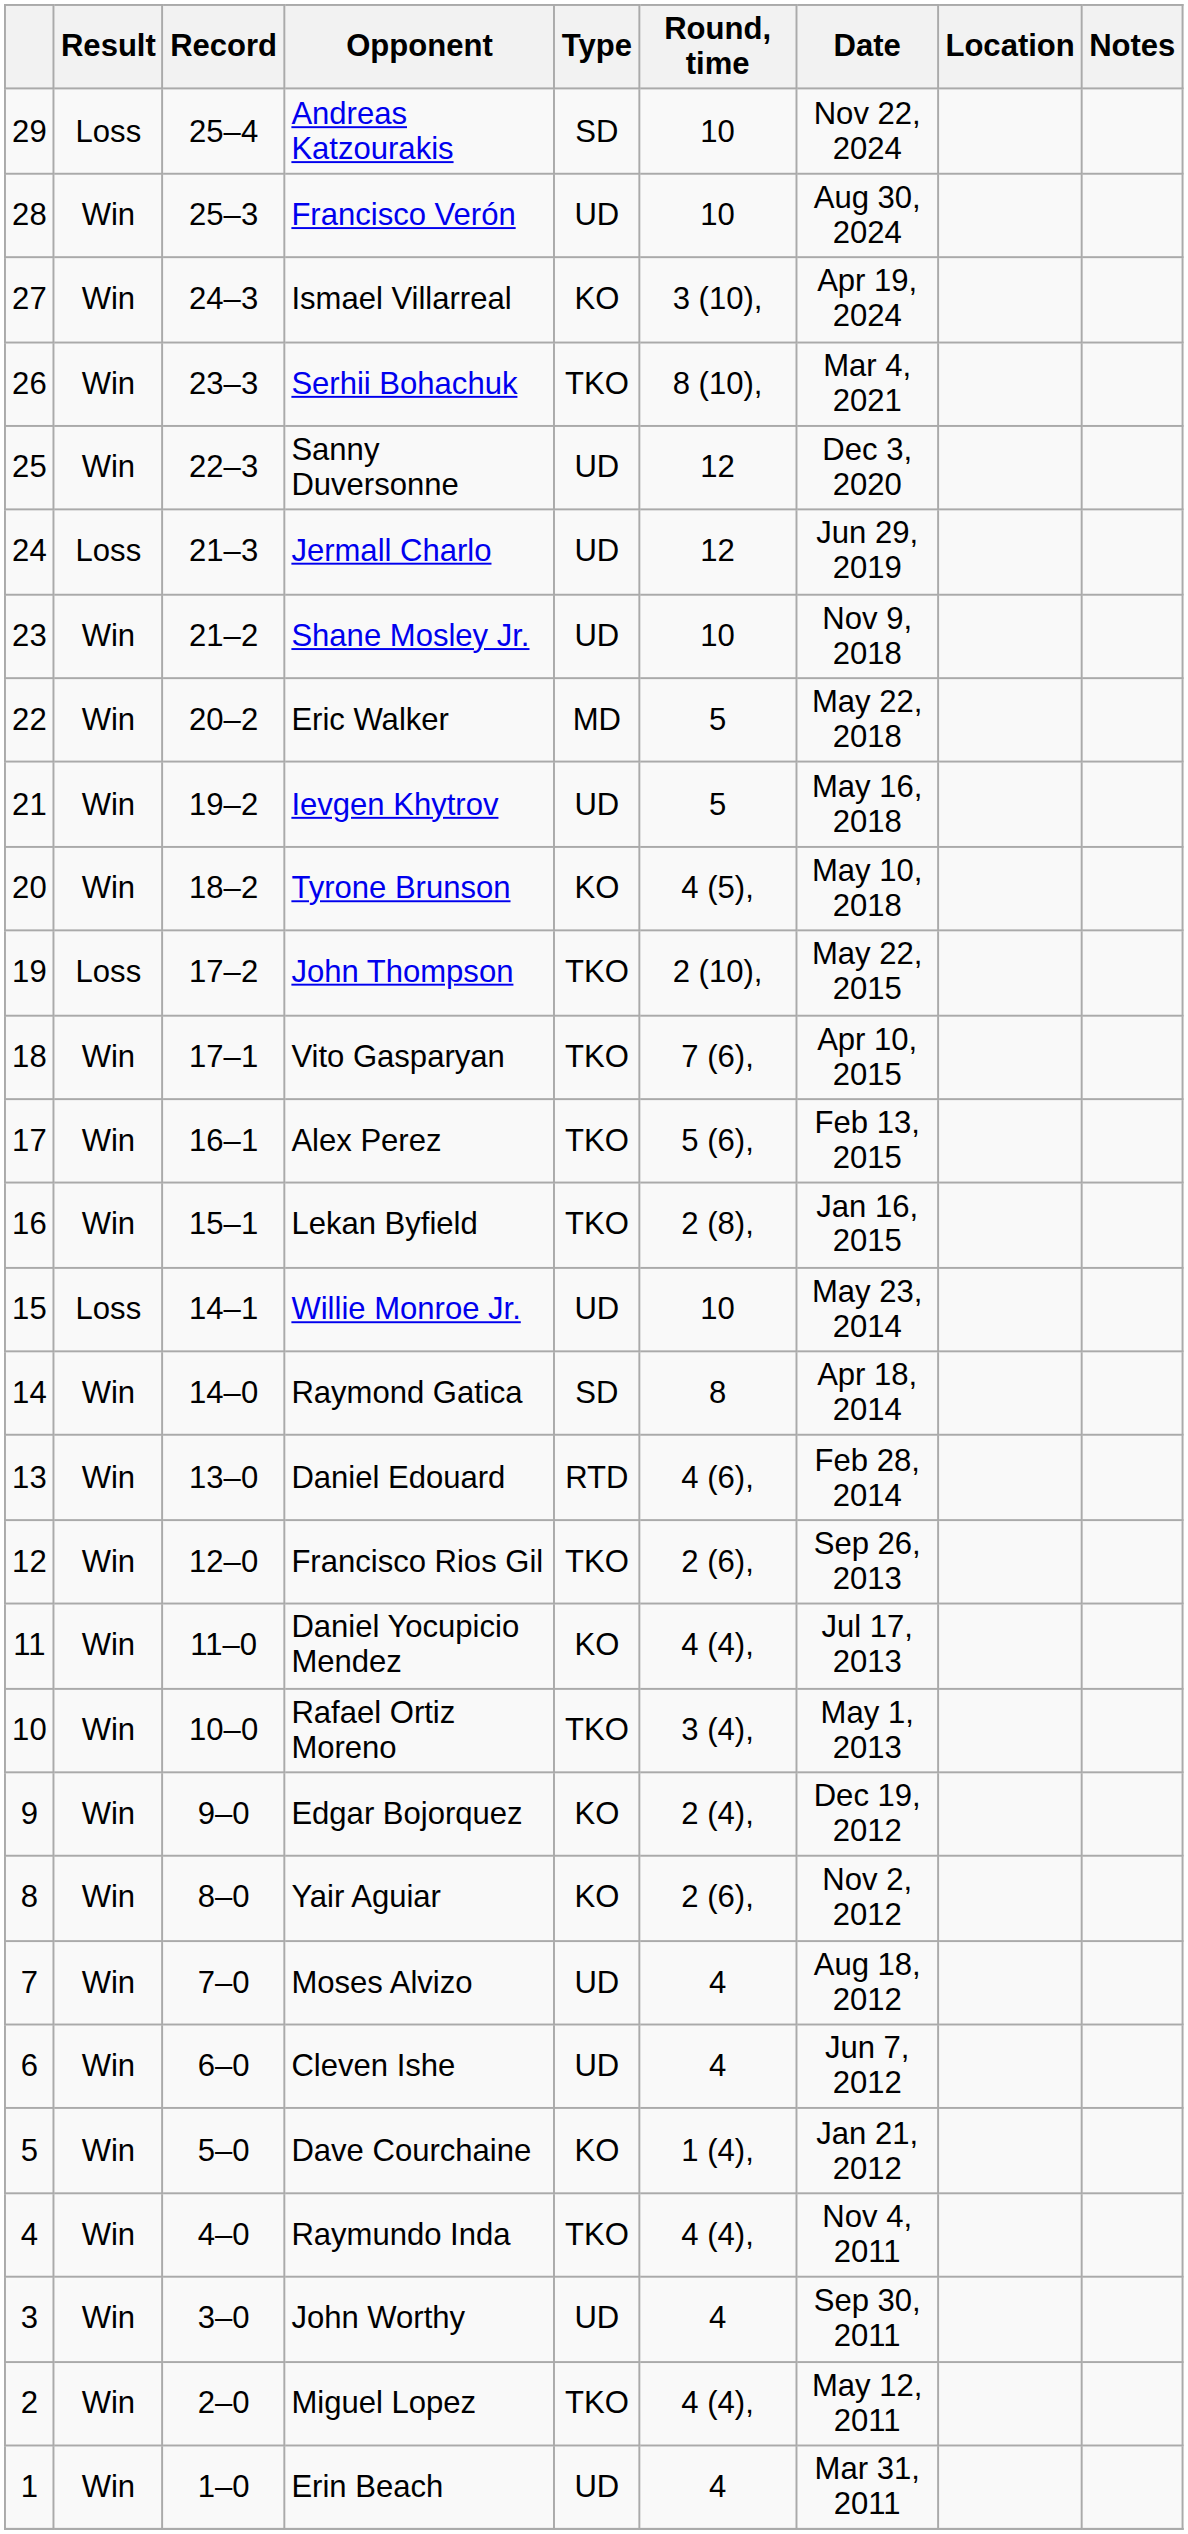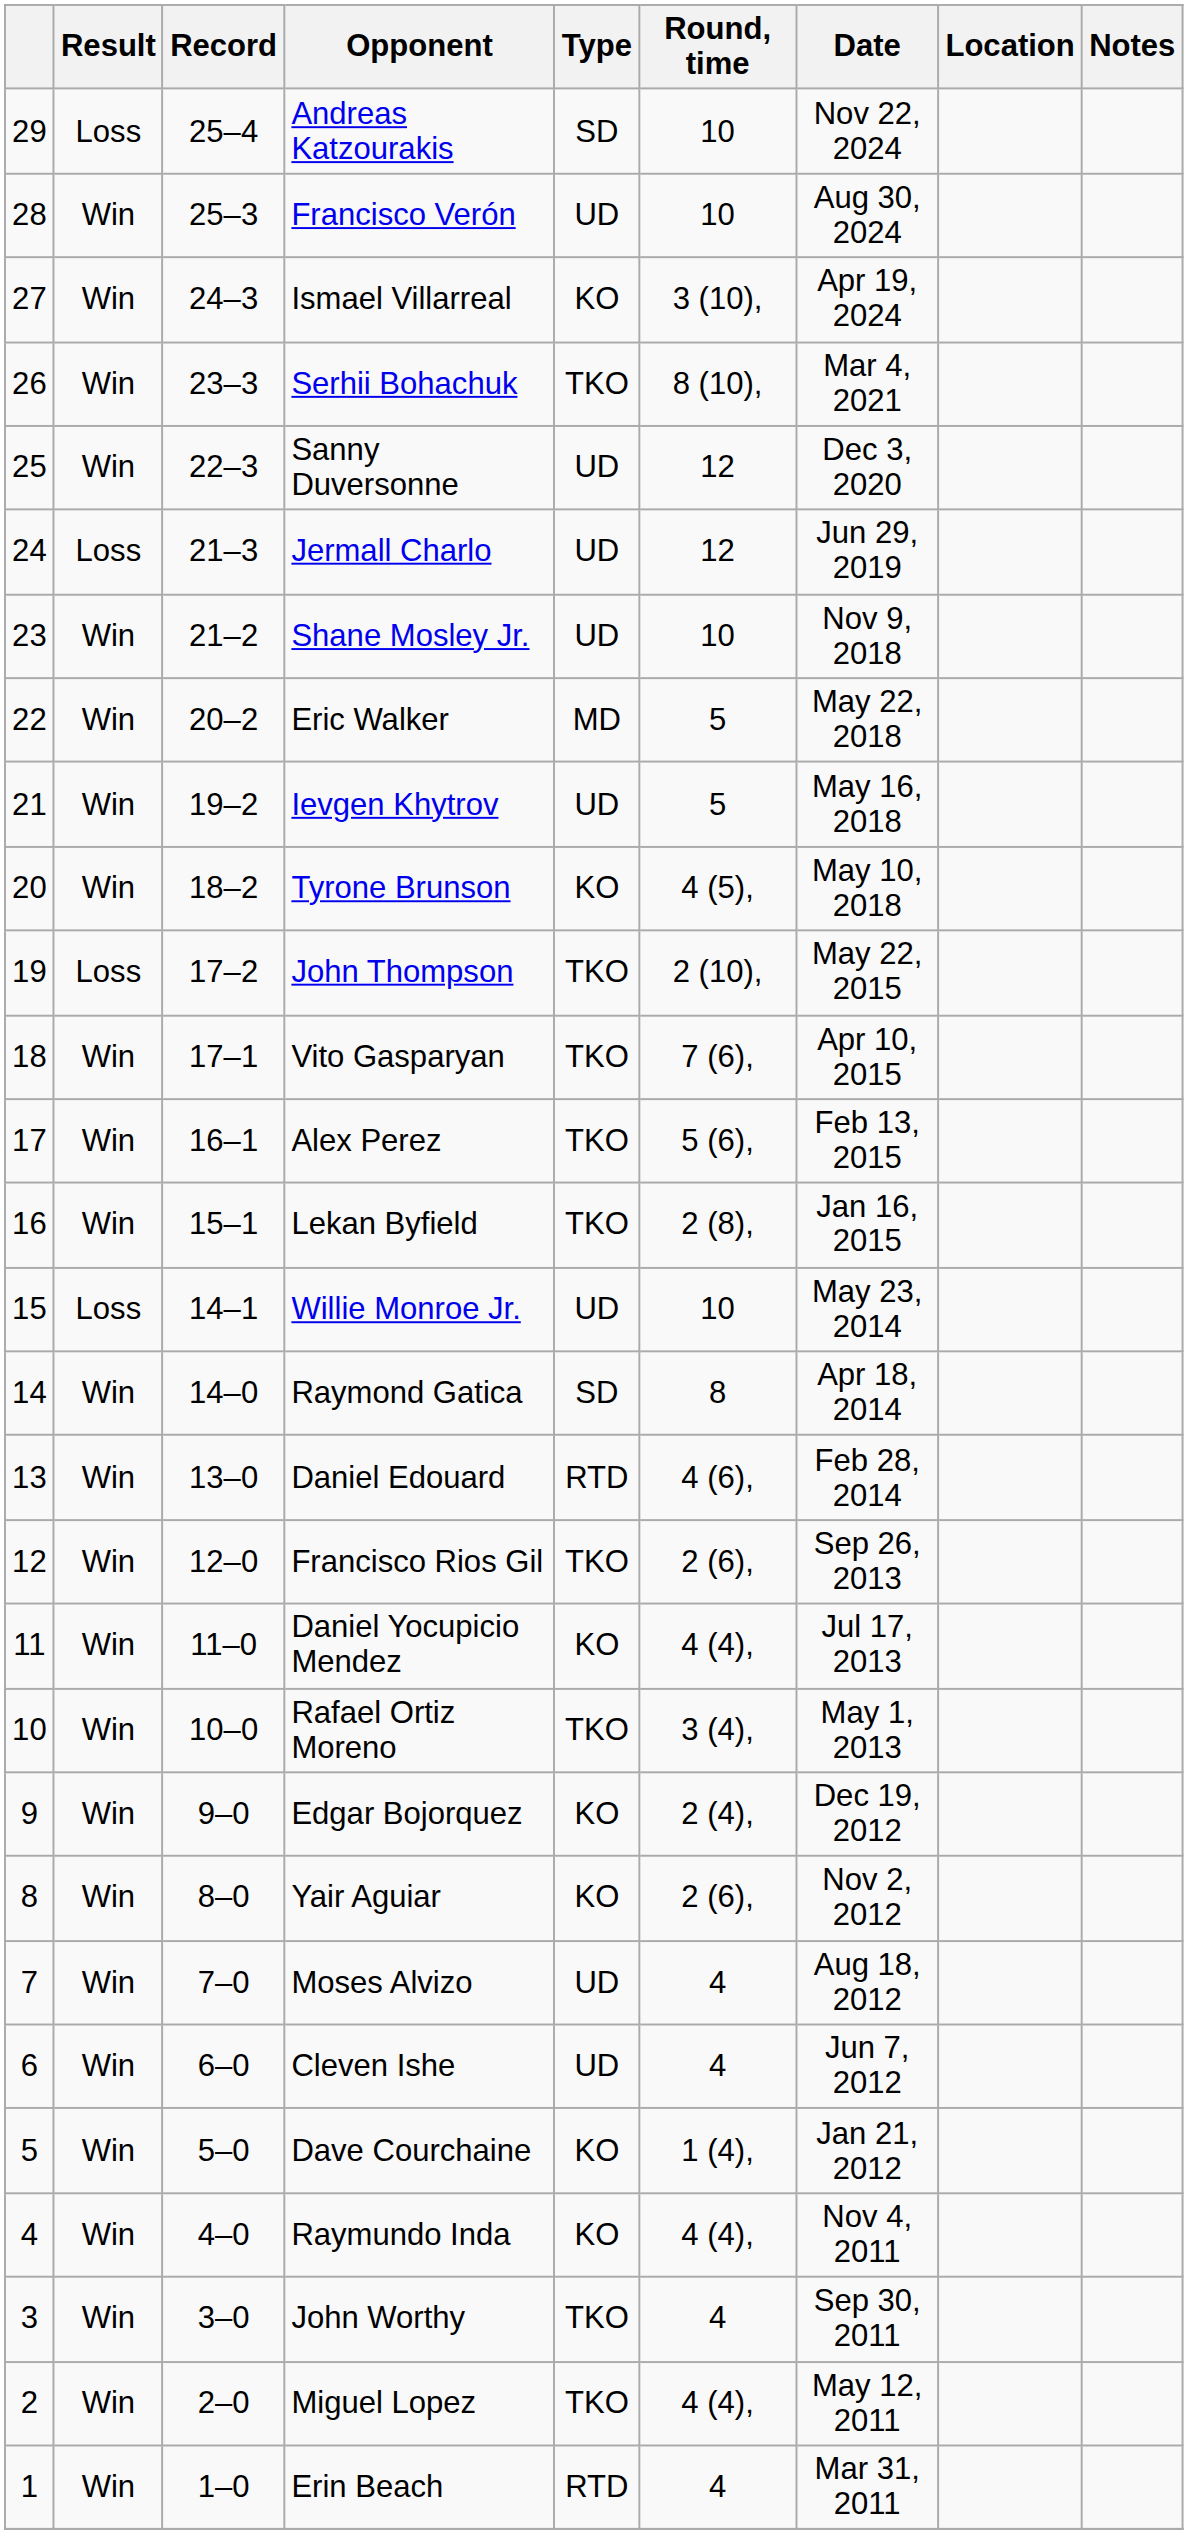(597, 2234) TKO -> (597, 2234) KO
(597, 2318) UD -> (597, 2318) TKO
(597, 2486) UD -> (597, 2486) RTD
